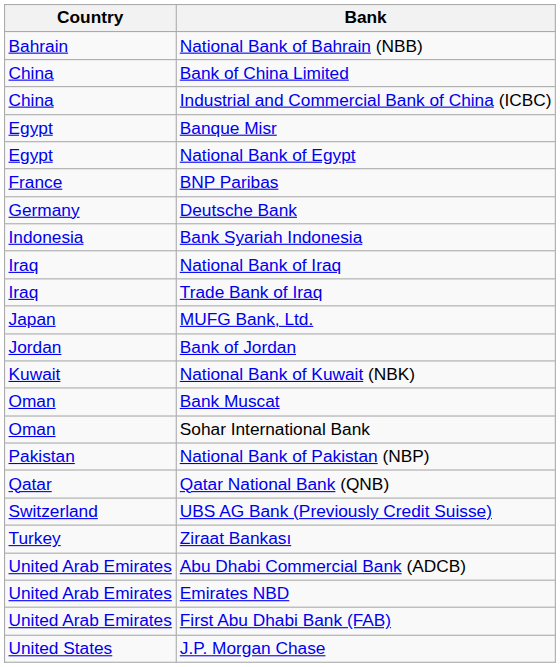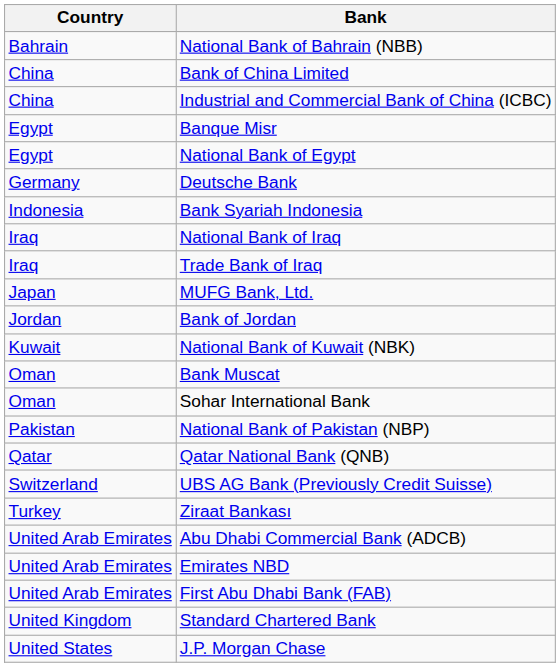- row: (229, 182)
+ row: (278, 621)
